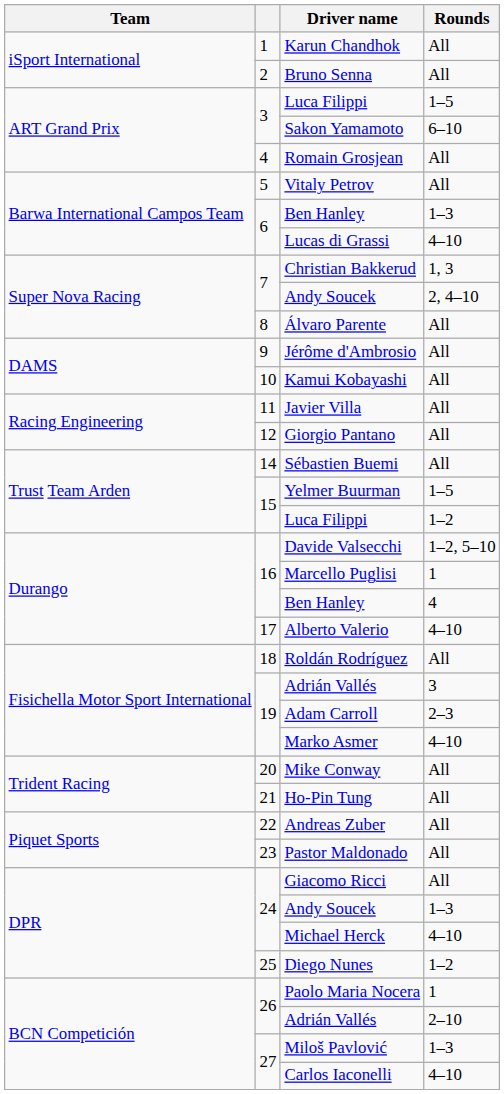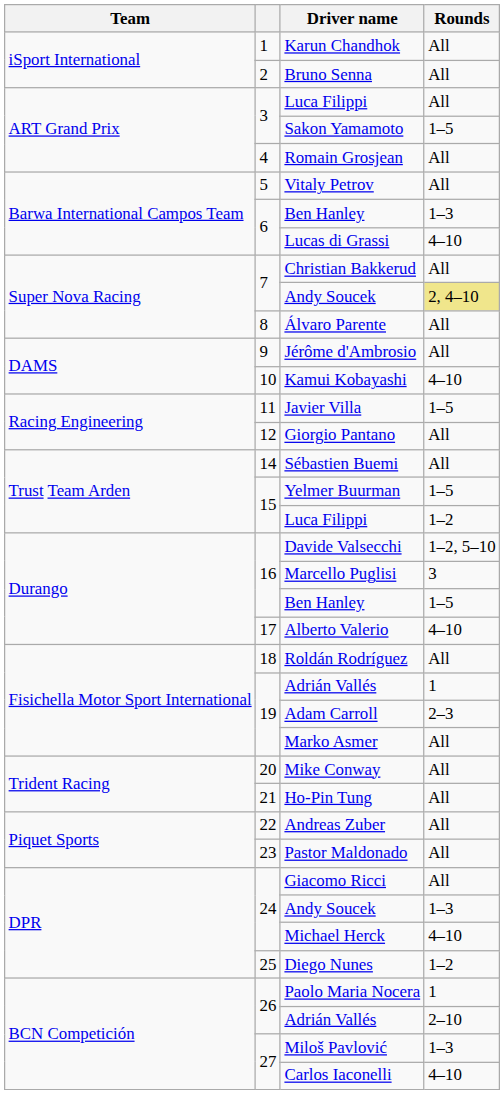(441, 101) 1–5 -> (439, 101) All
(445, 129) 6–10 -> (441, 129) 1–5
(441, 268) 1, 3 -> (439, 268) All
(453, 296) no background -> (453, 296) khaki background
(439, 379) All -> (445, 379) 4–10
(439, 407) All -> (441, 407) 1–5
(432, 574) 1 -> (432, 574) 3
(432, 602) 4 -> (441, 602) 1–5
(432, 685) 3 -> (432, 685) 1
(445, 741) 4–10 -> (439, 741) All
